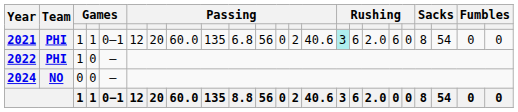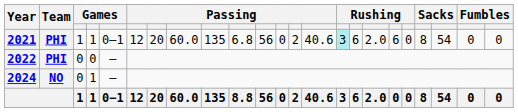(80, 59) 1 -> (80, 59) 0
(93, 78) 0 -> (93, 78) 1
